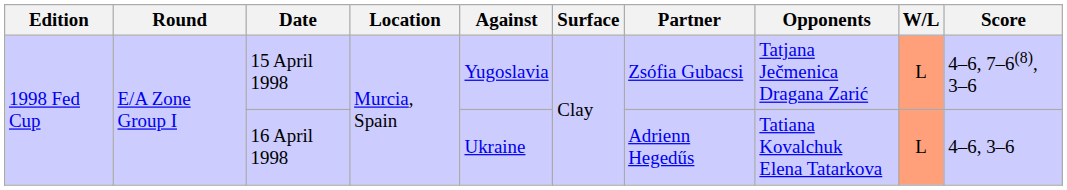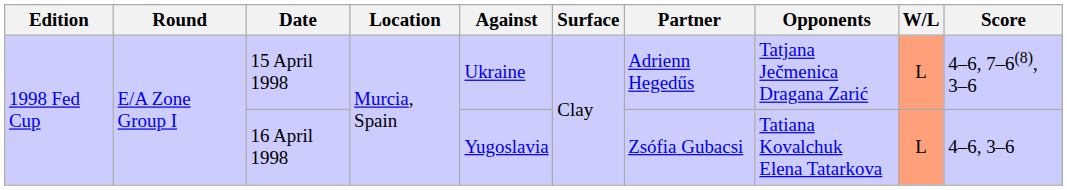(507, 72) Yugoslavia -> (495, 72) Ukraine
(686, 72) Zsófia Gubacsi -> (661, 72) Adrienn Hegedűs
(495, 146) Ukraine -> (507, 146) Yugoslavia
(661, 146) Adrienn Hegedűs -> (686, 146) Zsófia Gubacsi
